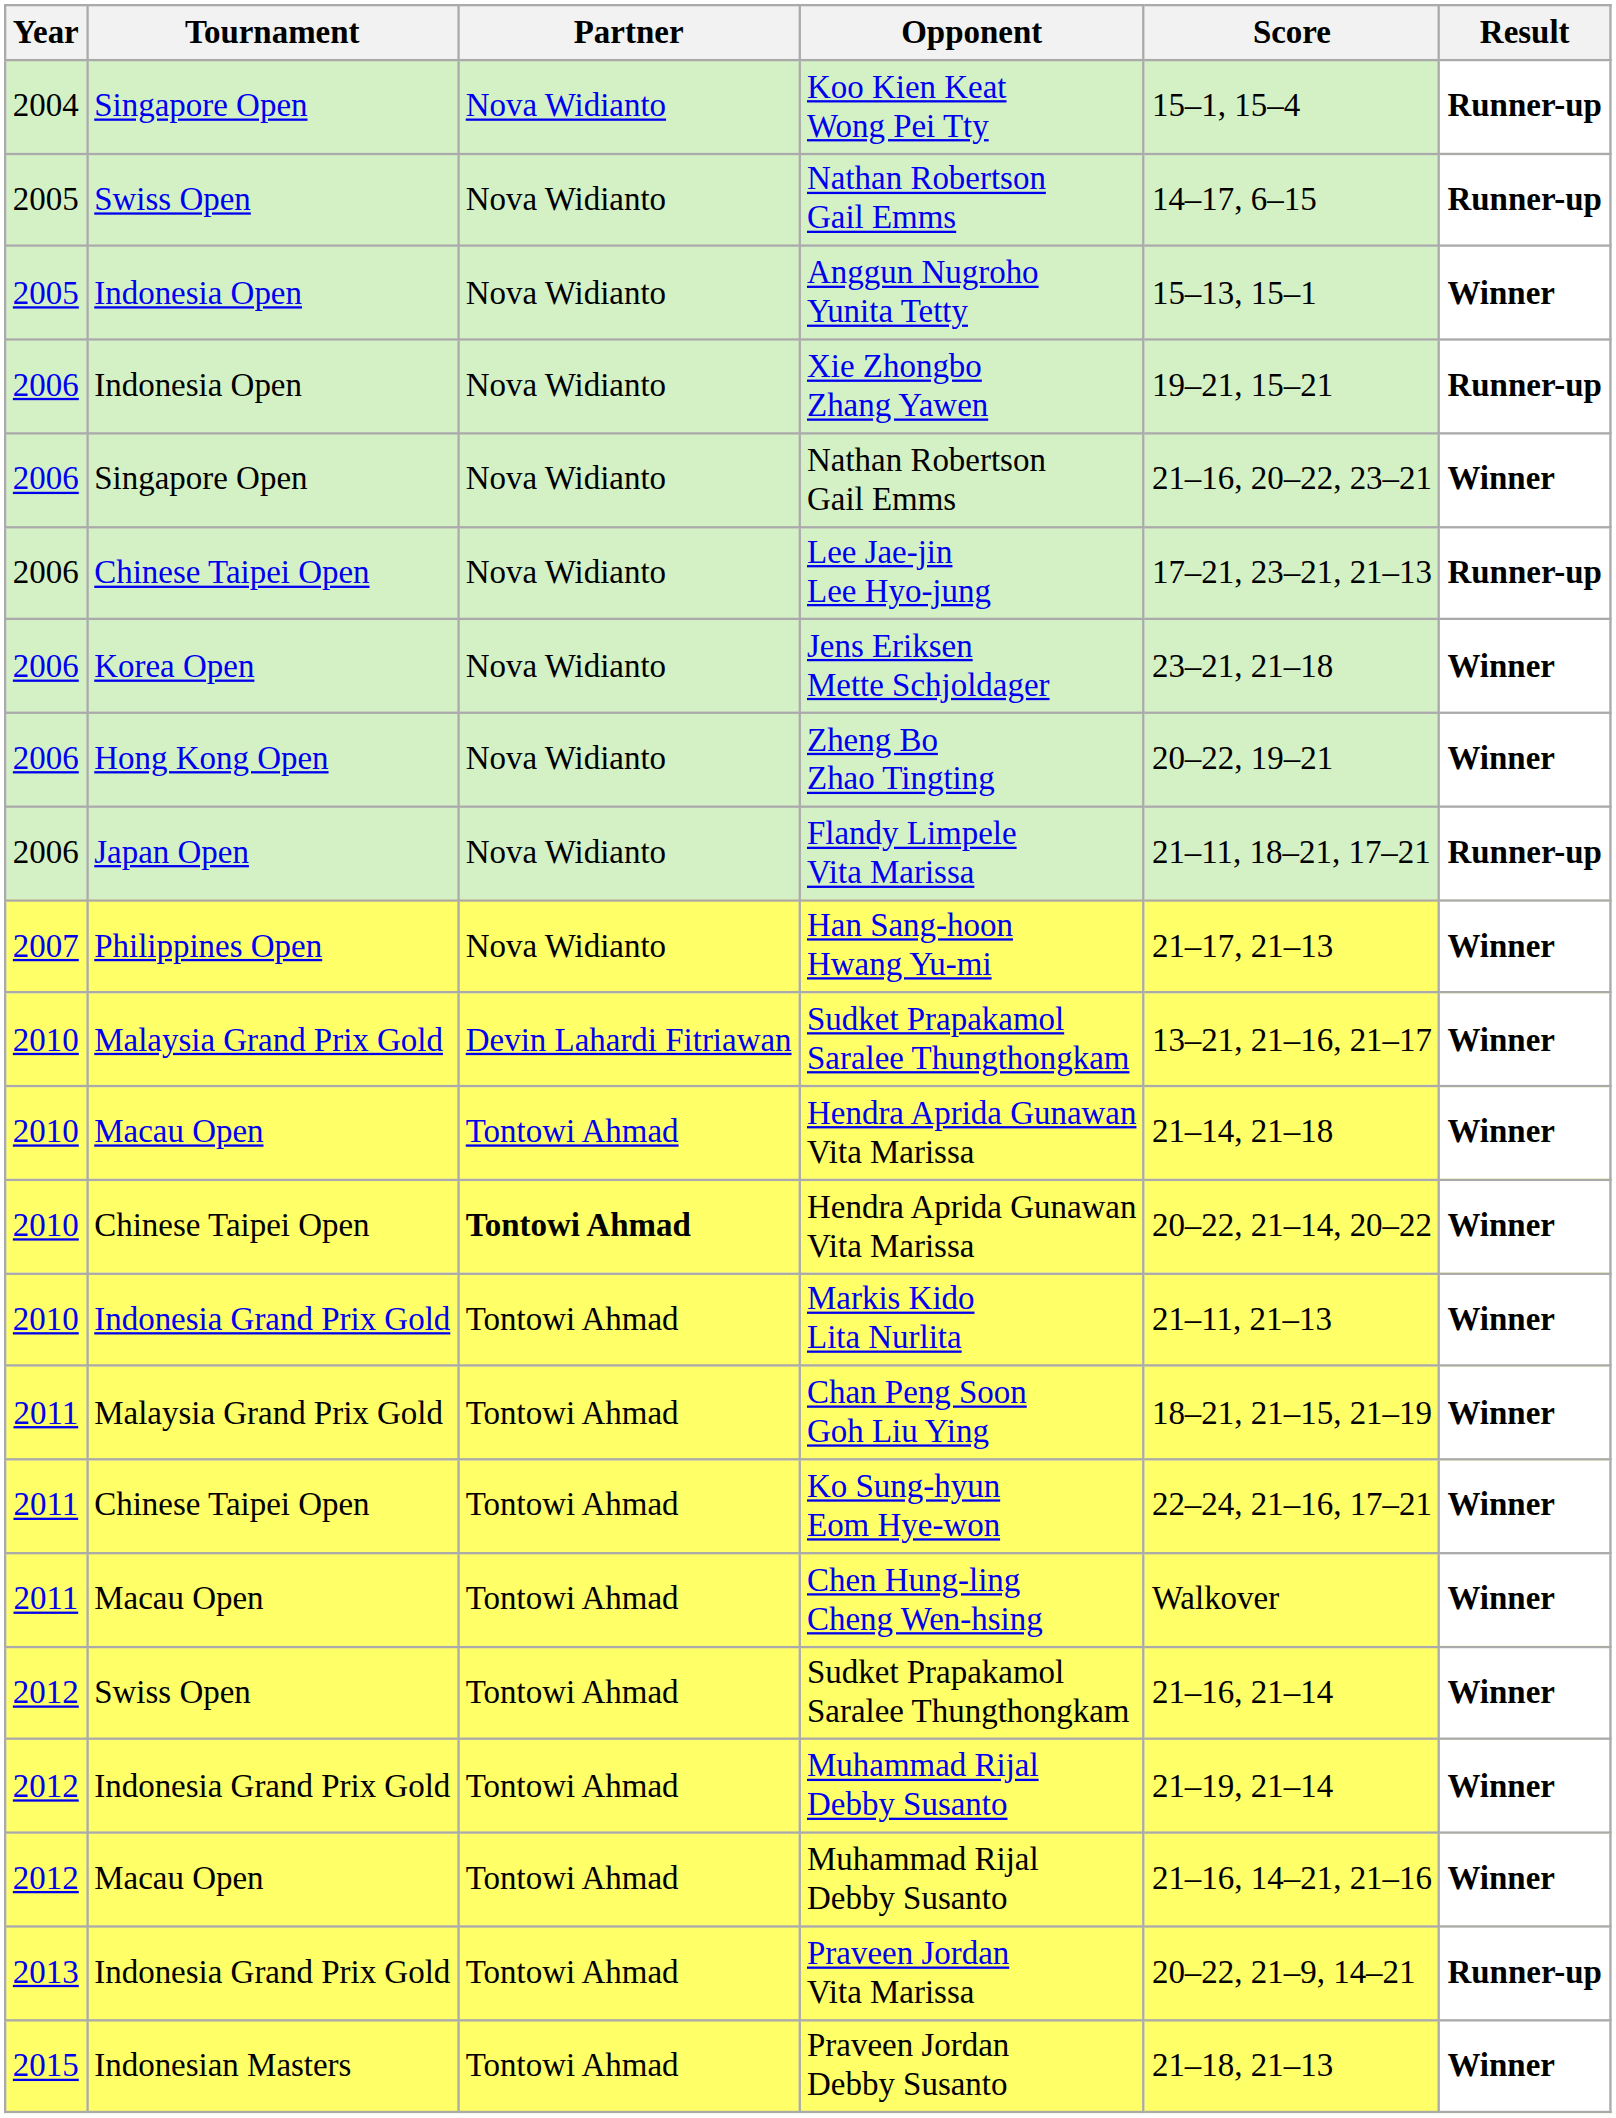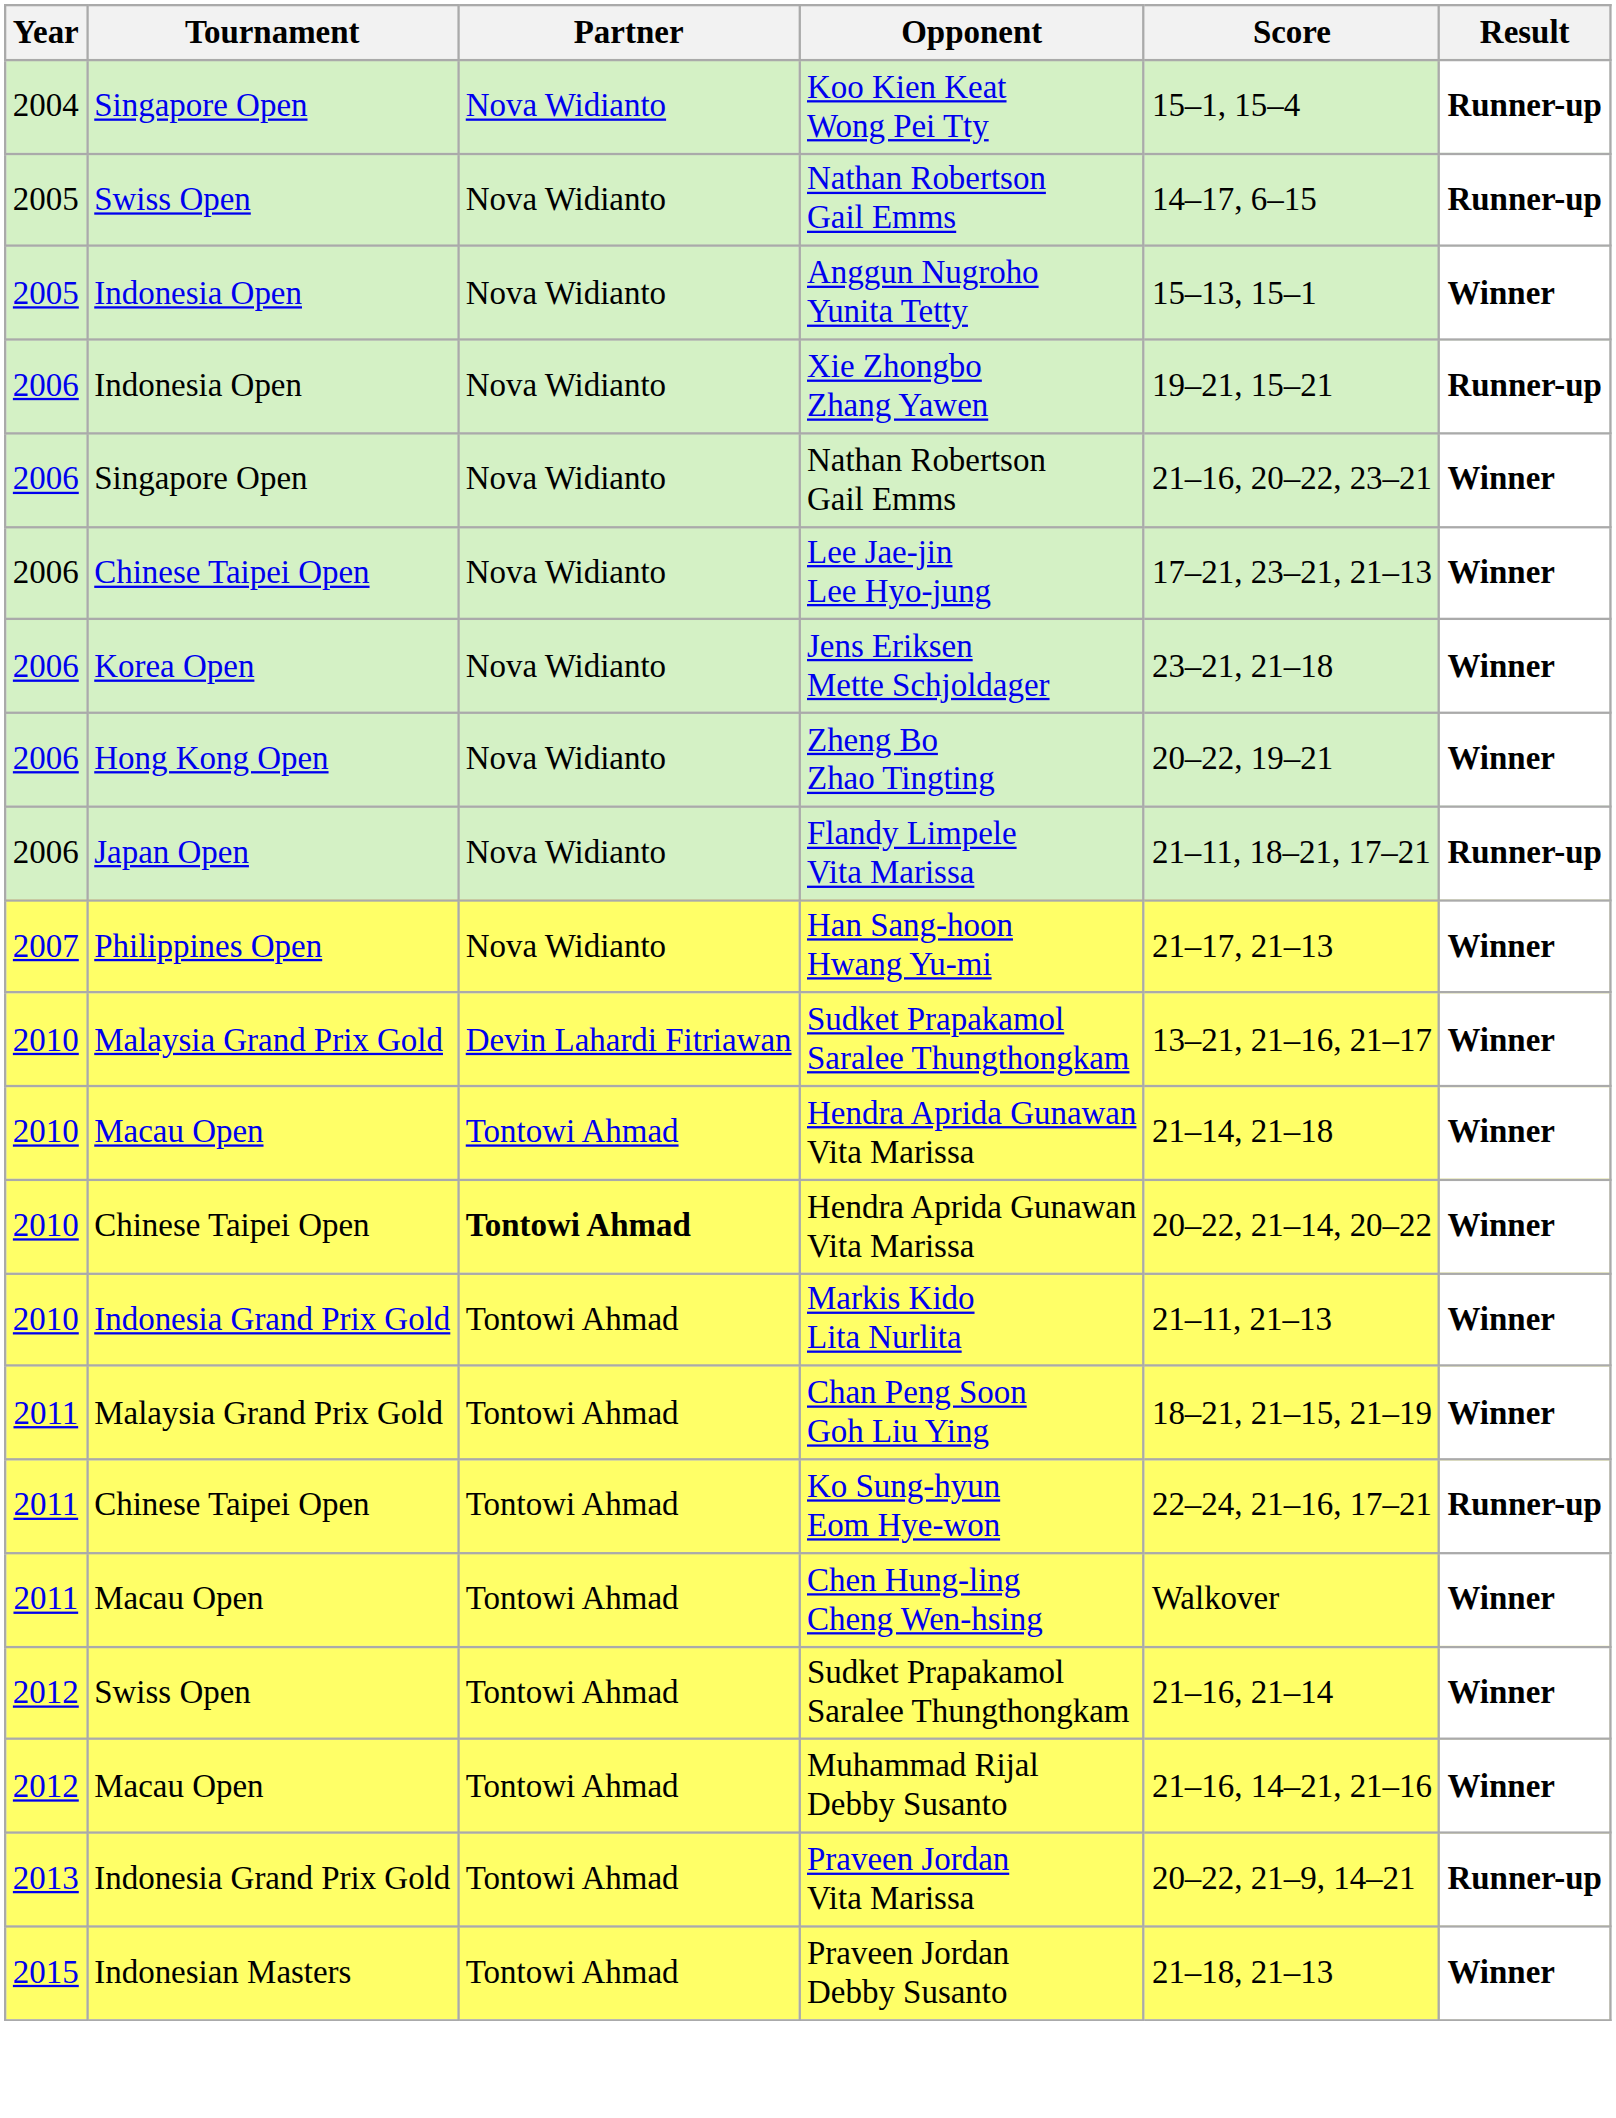(1525, 572) Runner-up -> (1501, 572) Winner
(1501, 1505) Winner -> (1525, 1505) Runner-up
- row: (272, 1785)
